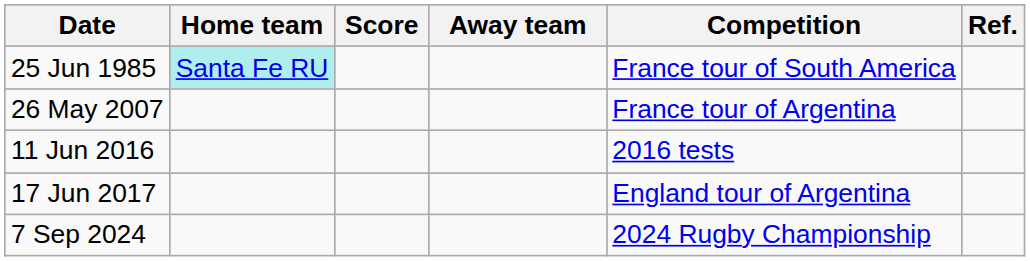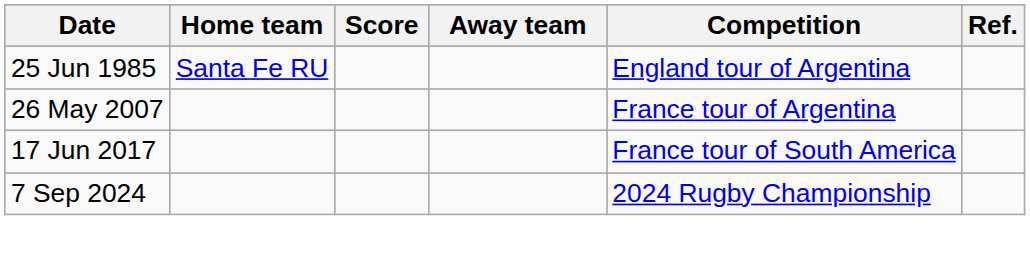(252, 67) paleturquoise background -> (252, 67) no background
(784, 67) France tour of South America -> (761, 67) England tour of Argentina
- row: (83, 151)
(761, 192) England tour of Argentina -> (784, 151) France tour of South America
